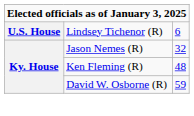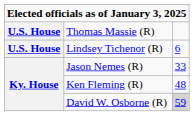+ row: (110, 31)
(180, 48) 32 -> (180, 66) 33
(180, 84) no background -> (180, 102) lightgrey background
